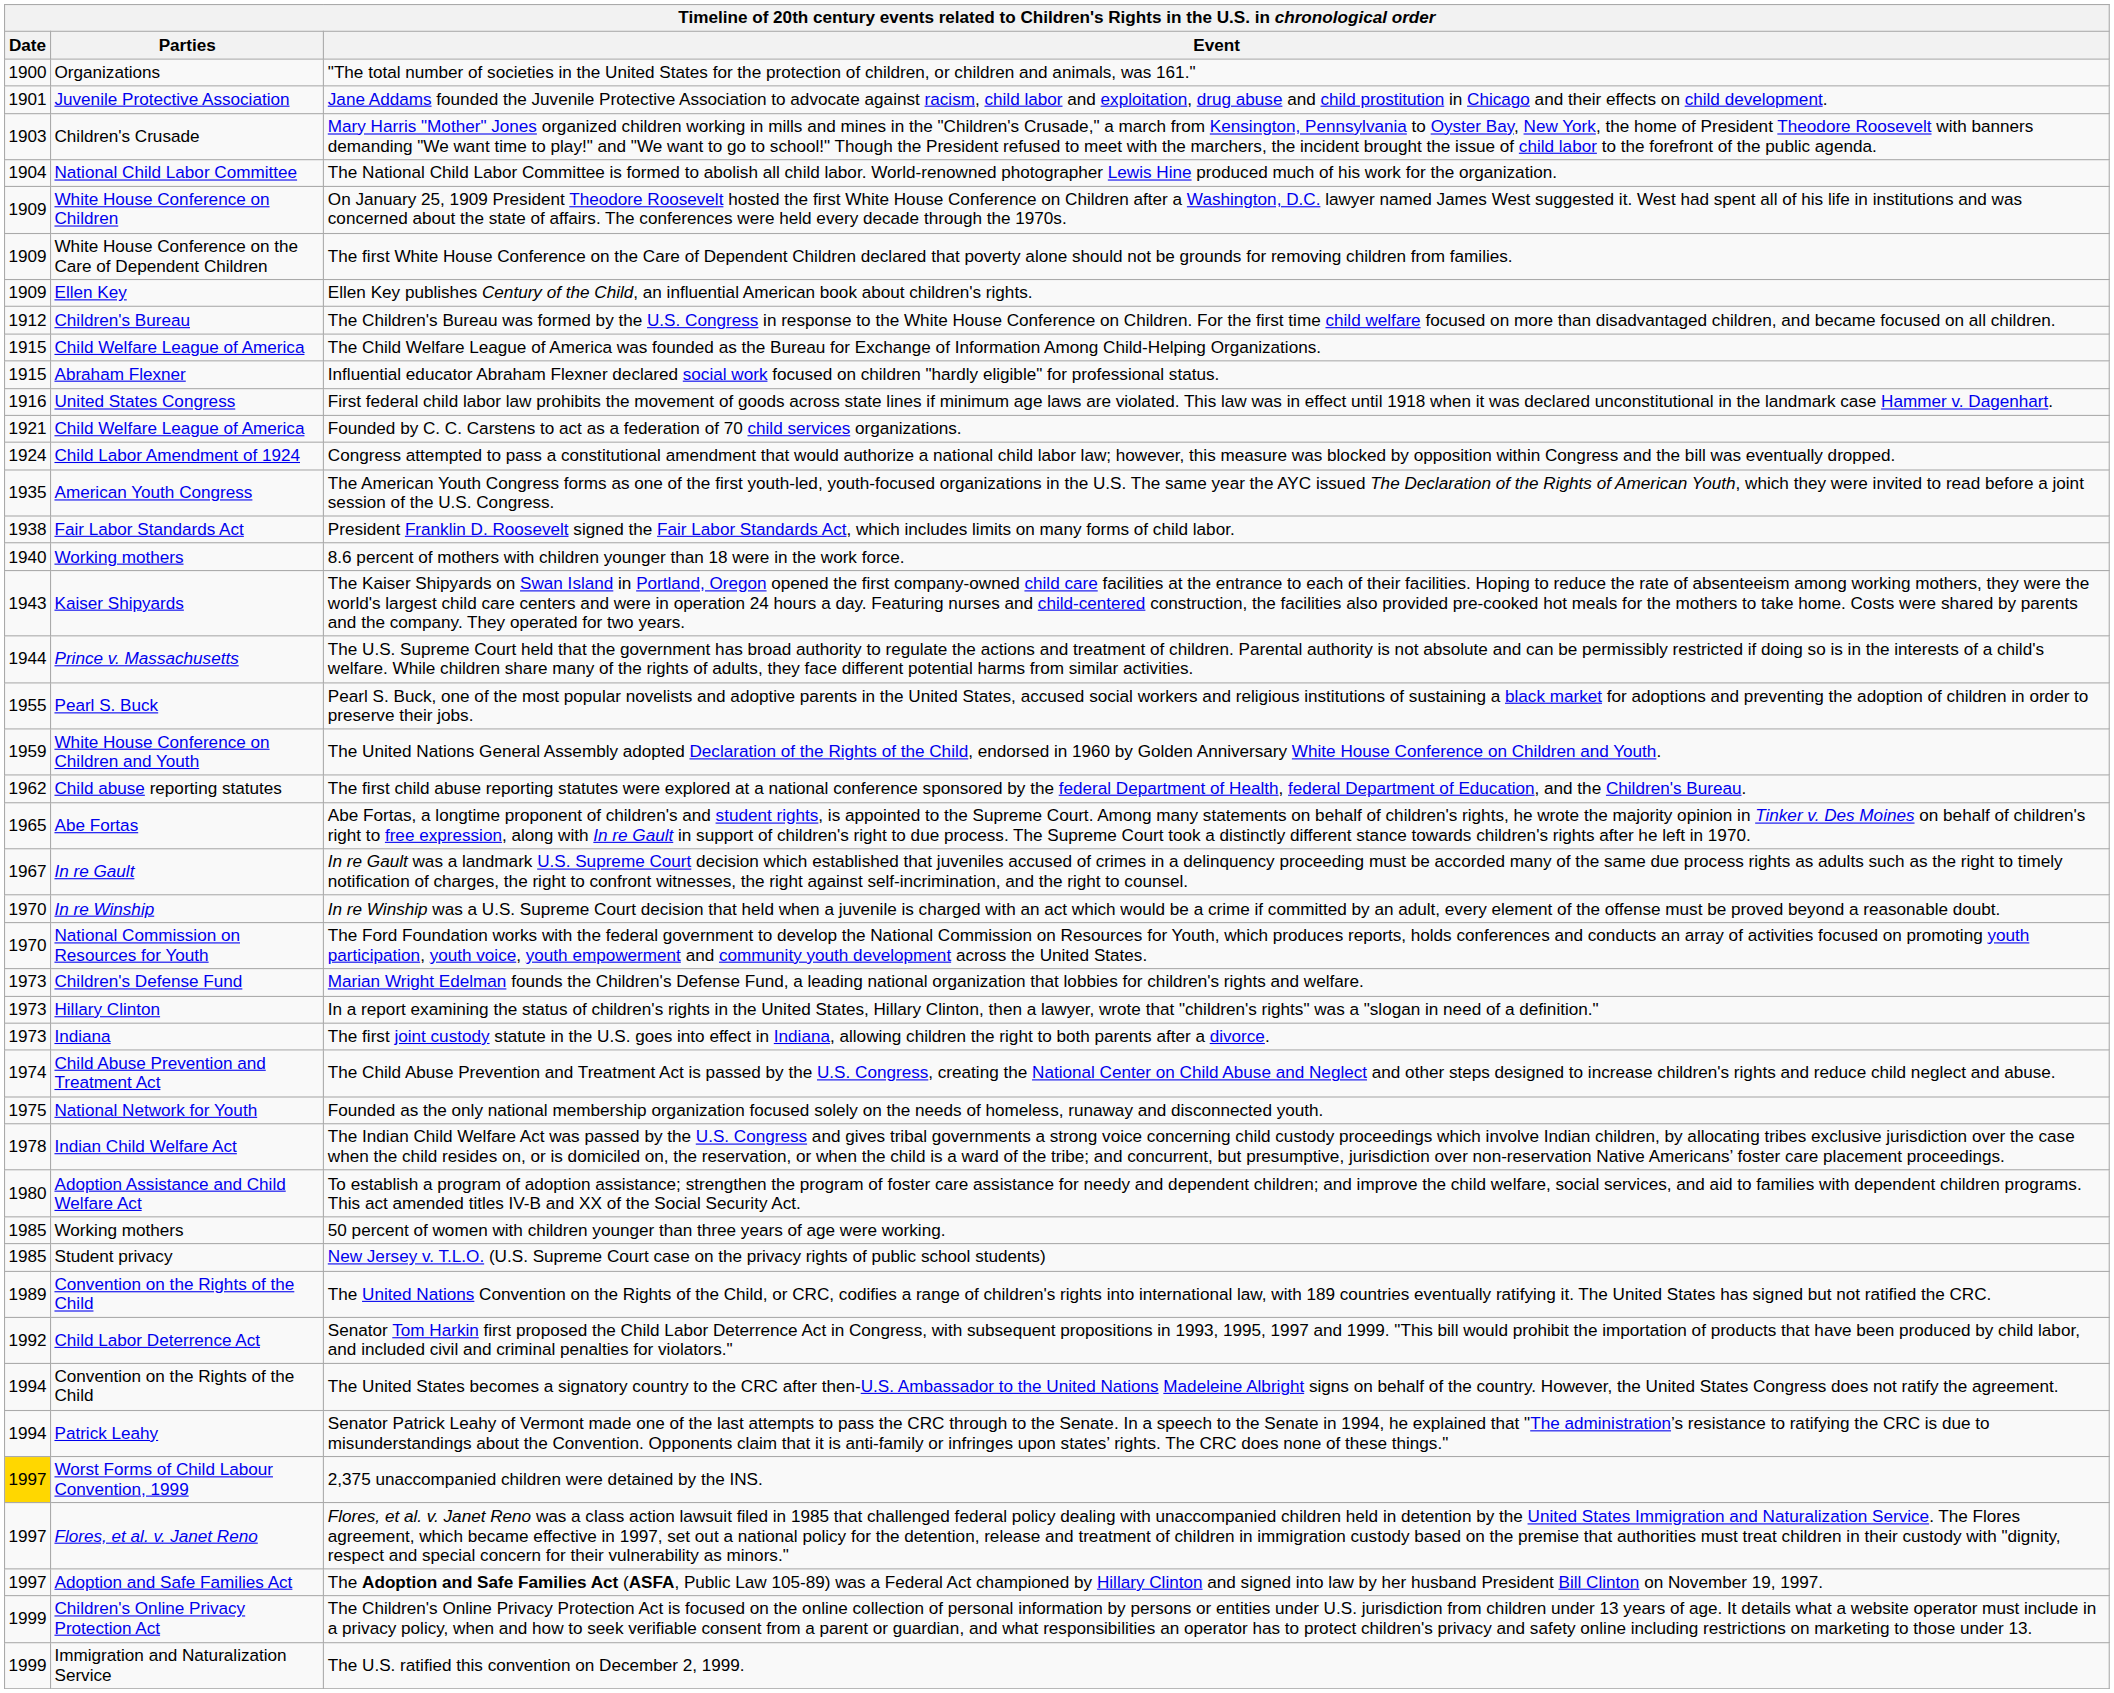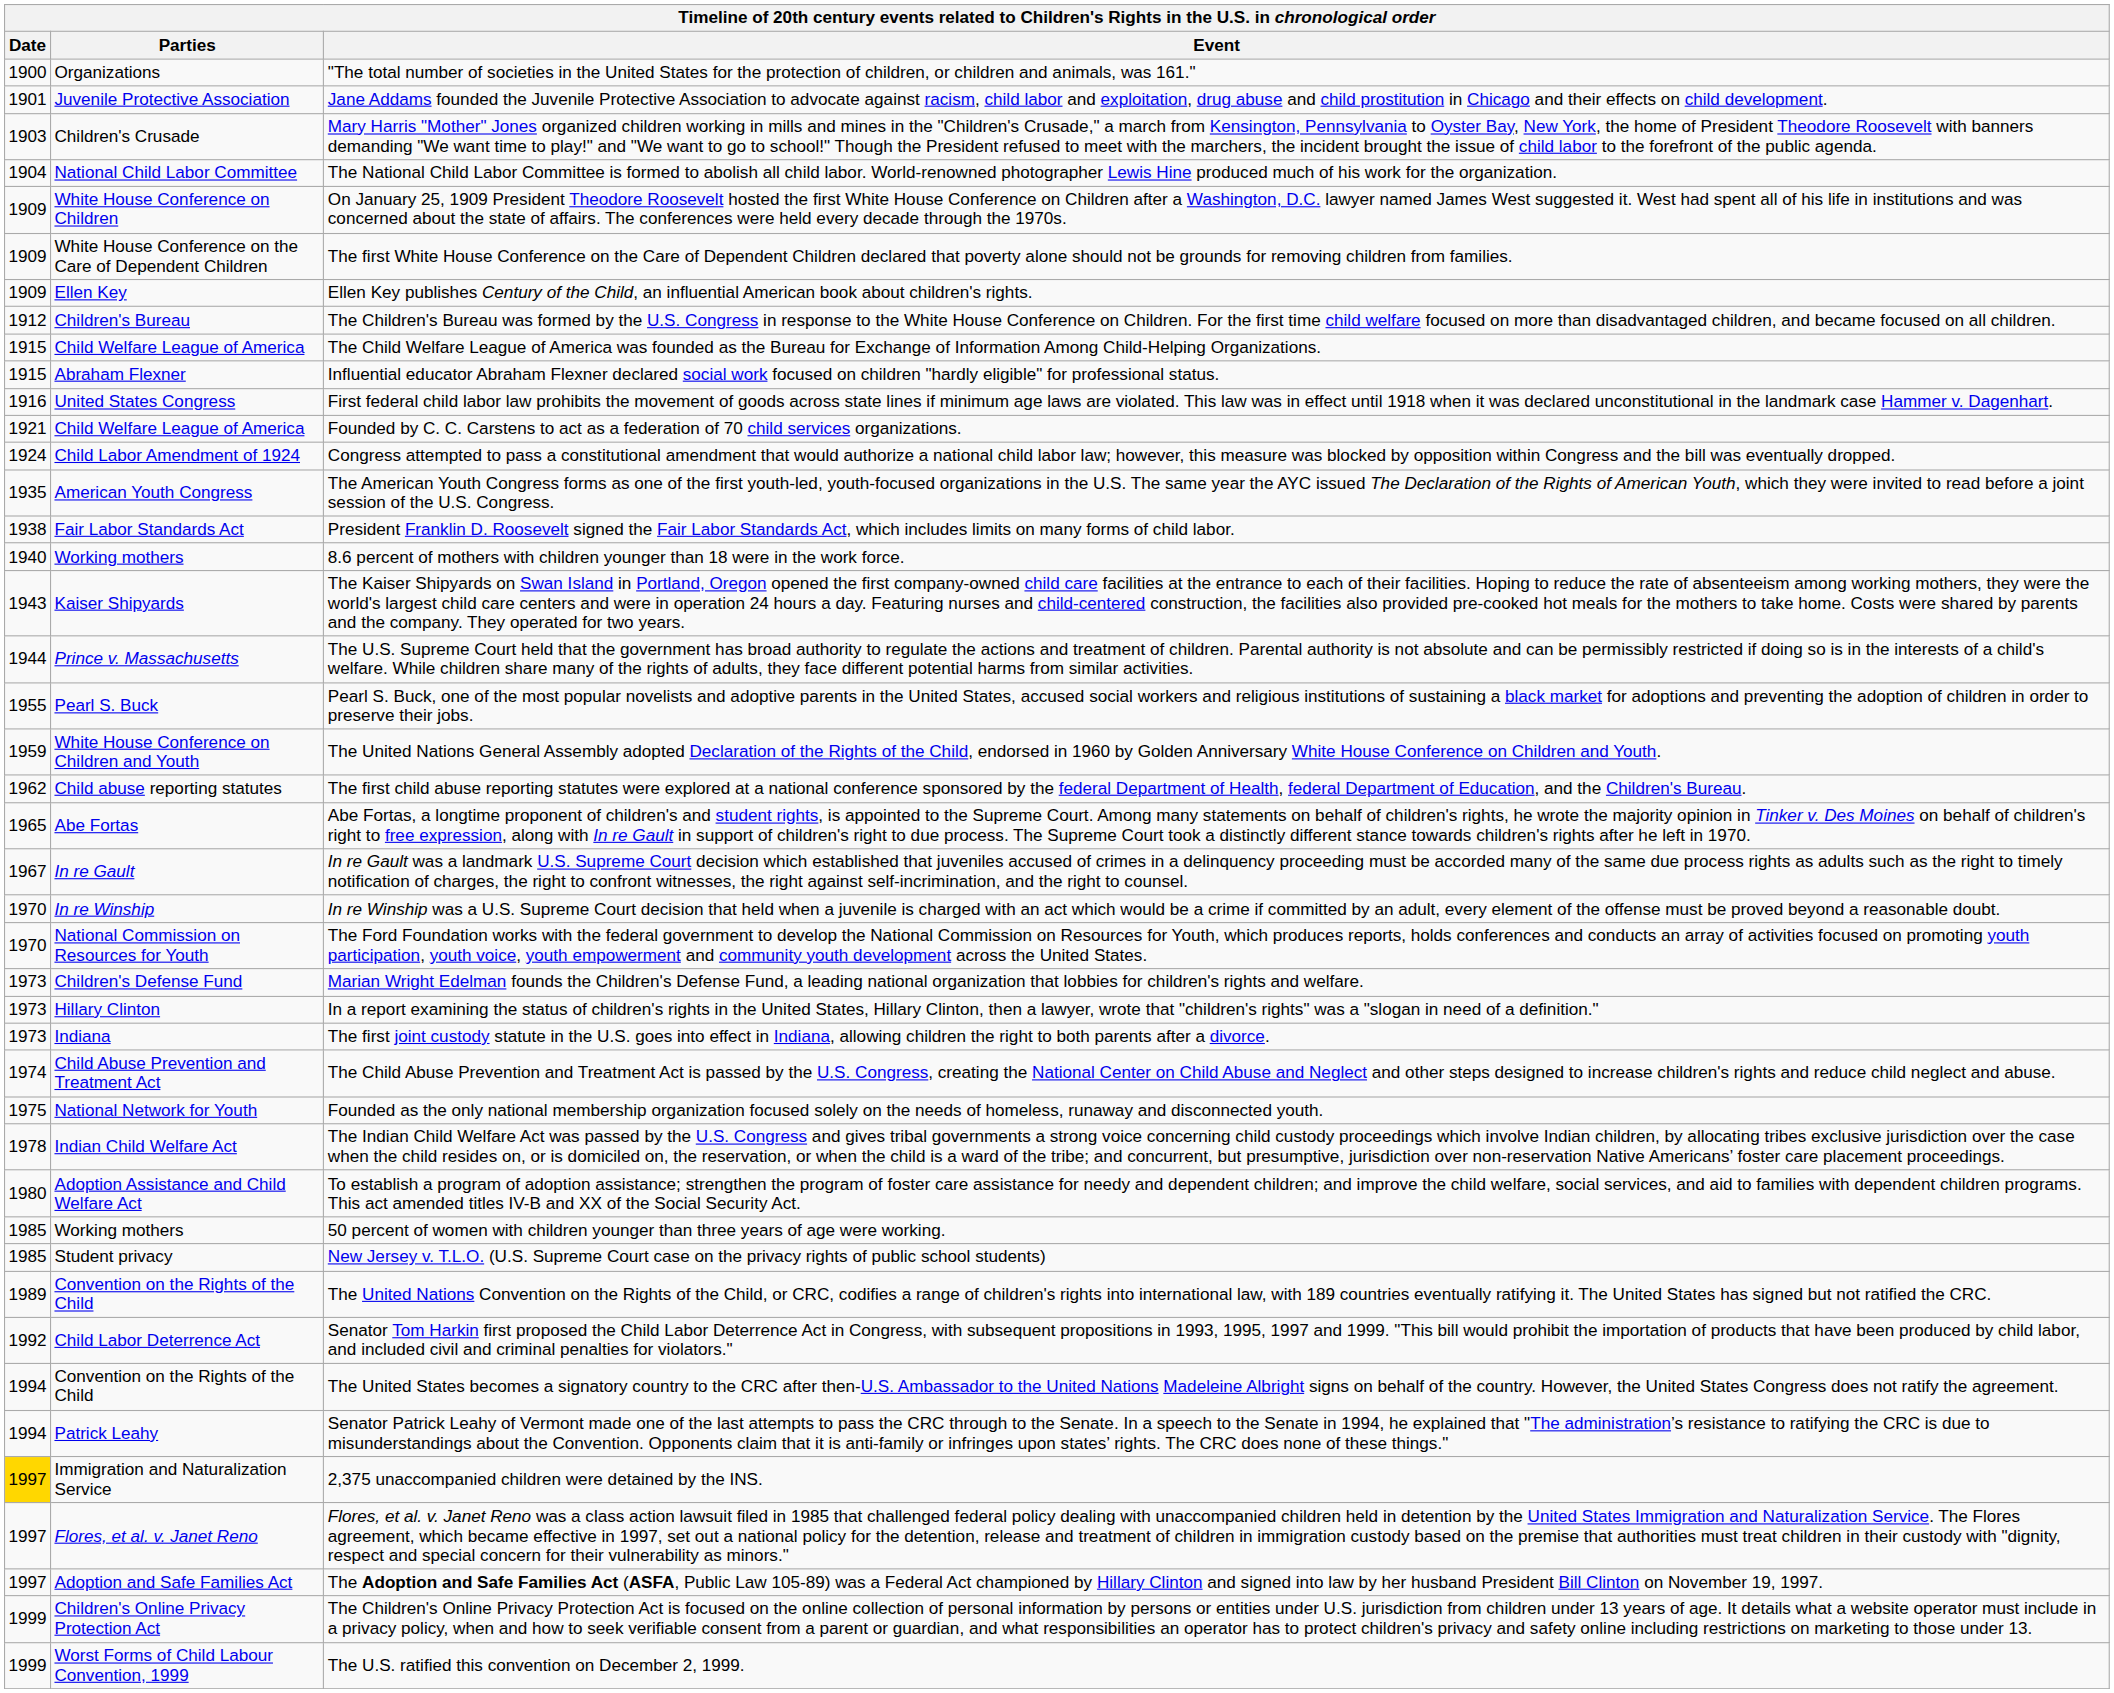(164, 1479) Worst Forms of Child Labour Convention, 1999 -> (171, 1479) Immigration and Naturalization Service
(171, 1665) Immigration and Naturalization Service -> (164, 1665) Worst Forms of Child Labour Convention, 1999
